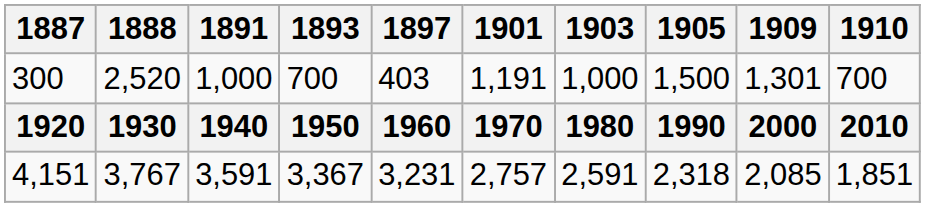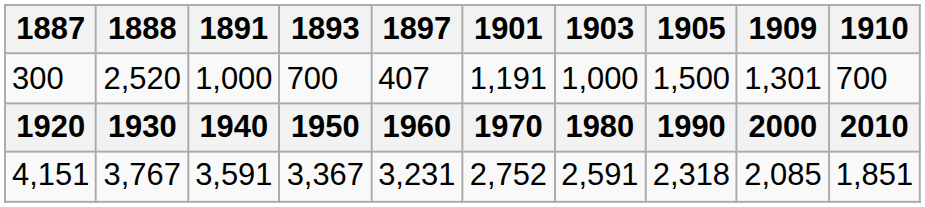(404, 77) 403 -> (404, 77) 407
(508, 175) 2,757 -> (508, 175) 2,752
